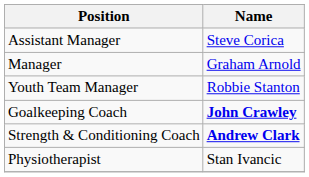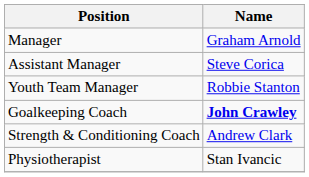rows swapped: (35, 64) <-> (64, 40)
(253, 135) bold -> (249, 135) normal
